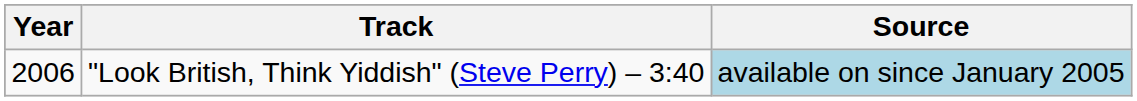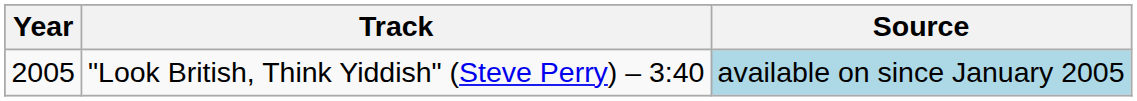(43, 72) 2006 -> (43, 72) 2005
